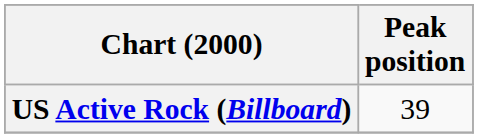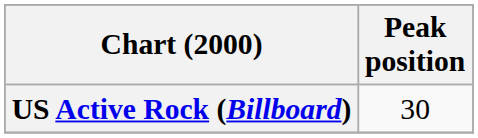(415, 108) 39 -> (415, 108) 30
